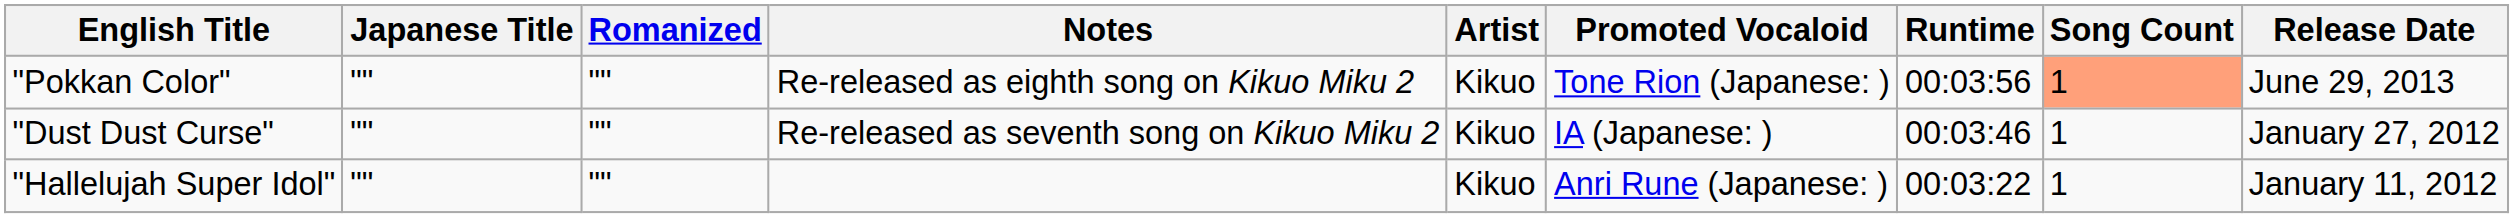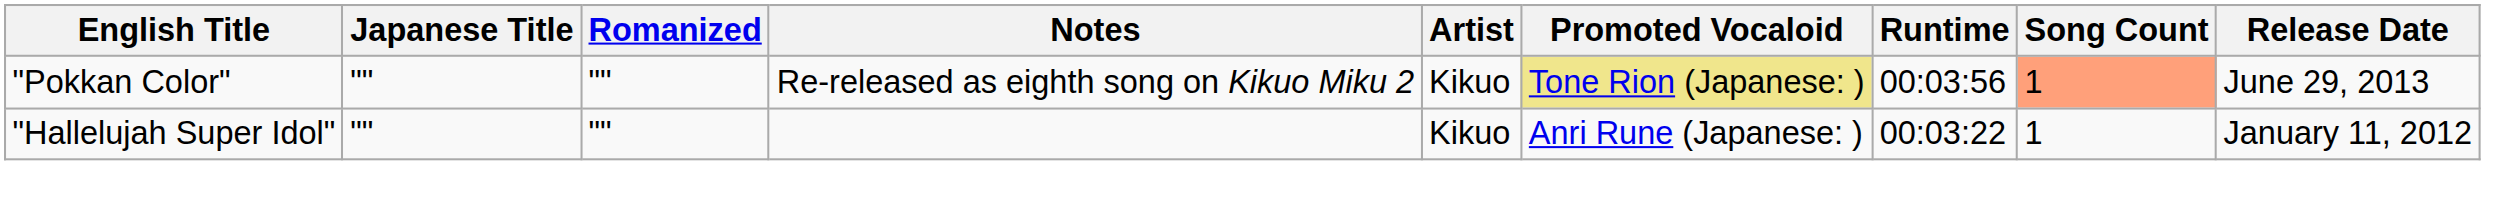(1722, 81) no background -> (1697, 81) khaki background
- row: (143, 133)
